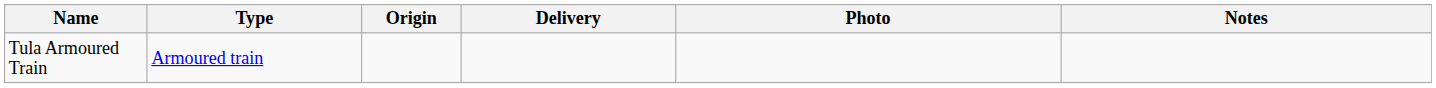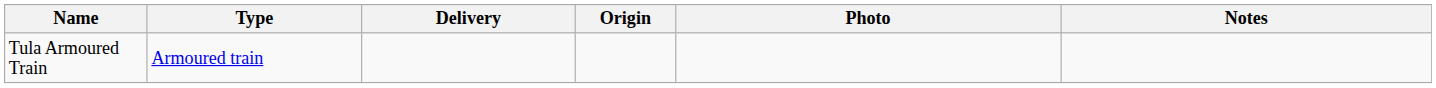columns swapped: (411, 18) <-> (568, 18)
